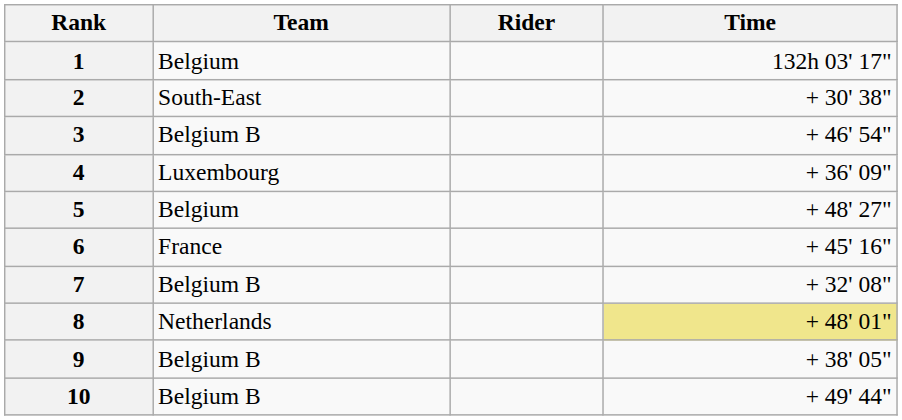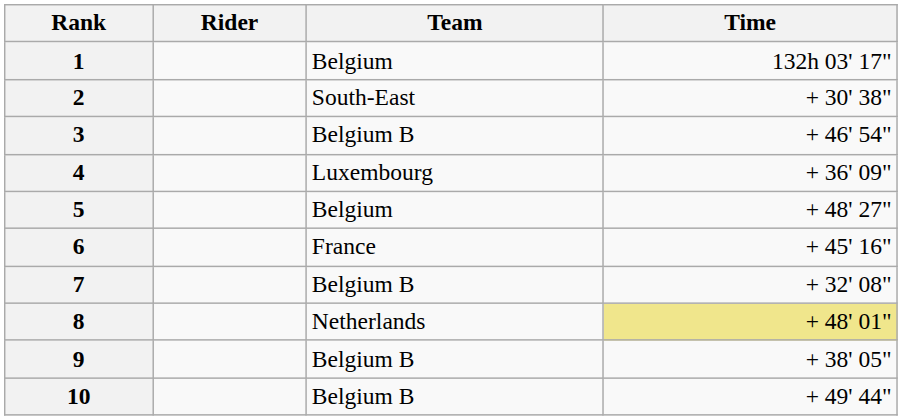columns swapped: (526, 23) <-> (301, 23)
